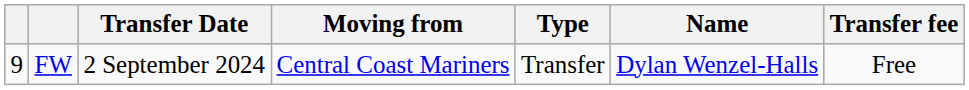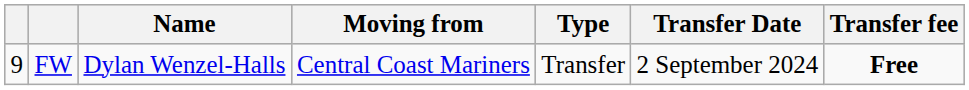columns swapped: (717, 24) <-> (174, 24)
(894, 63) normal -> (894, 63) bold
